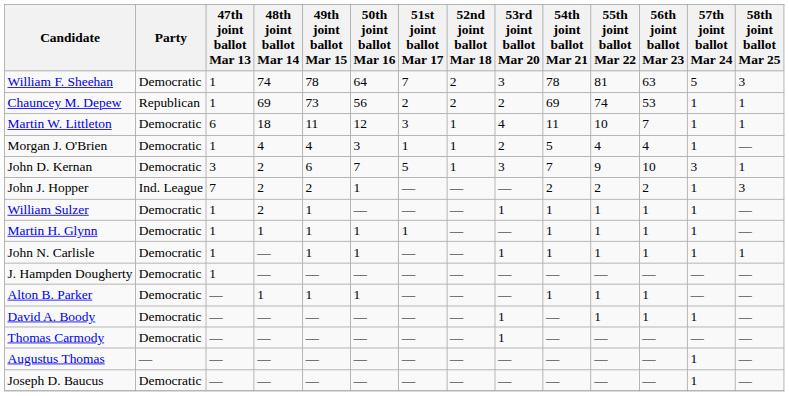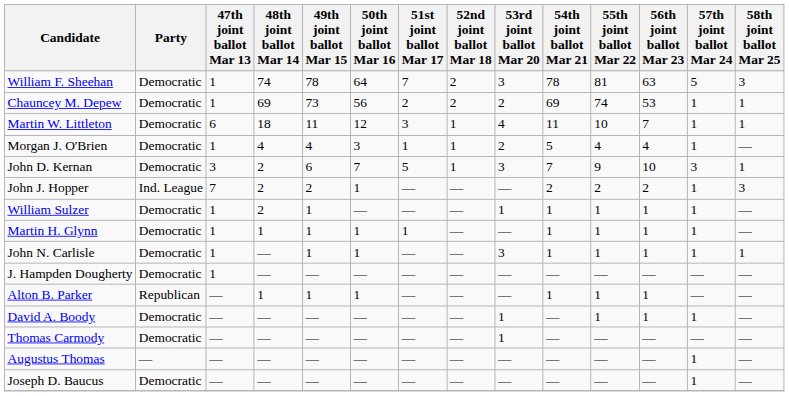(169, 103) Republican -> (170, 103) Democratic
(501, 252) 1 -> (501, 252) 3
(170, 294) Democratic -> (169, 294) Republican
